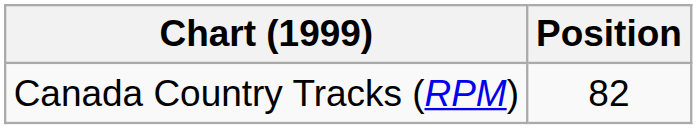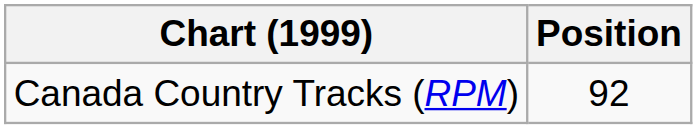(609, 92) 82 -> (609, 92) 92
